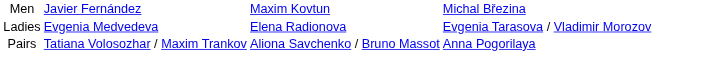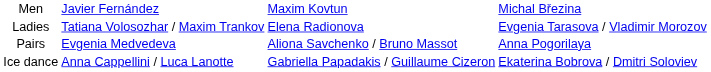(101, 26) Evgenia Medvedeva -> (163, 26) Tatiana Volosozhar / Maxim Trankov
(145, 44) Tatiana Volosozhar / Maxim Trankov -> (119, 44) Evgenia Medvedeva
+ row: (31, 61)
